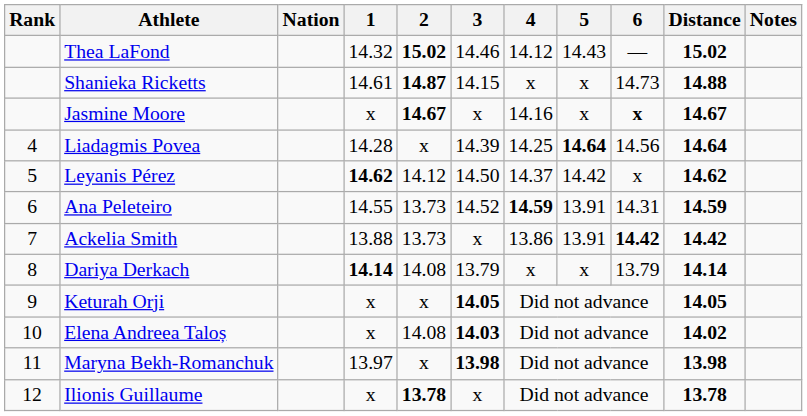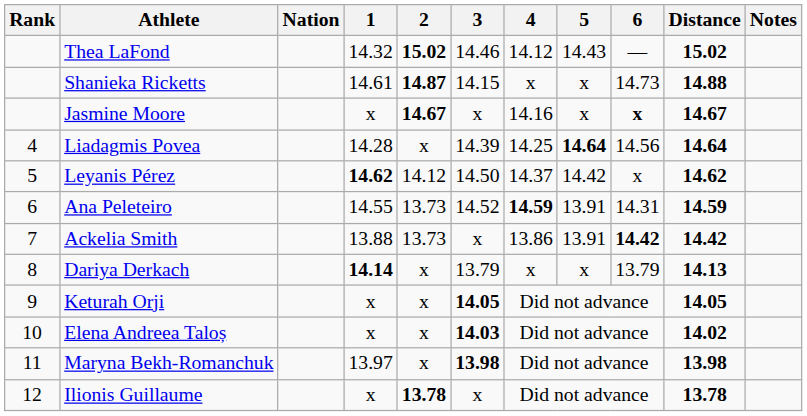(424, 269) 14.08 -> (424, 269) x
(705, 269) 14.14 -> (705, 269) 14.13
(424, 332) 14.08 -> (424, 332) x
